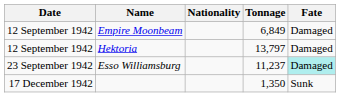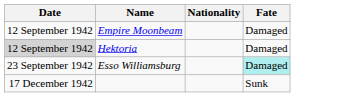- column: (265, 13)
(50, 48) no background -> (50, 48) lightgrey background
